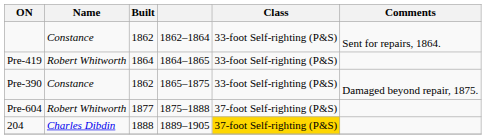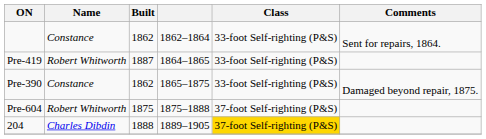(142, 60) 1864 -> (142, 60) 1887
(142, 108) 1877 -> (142, 108) 1875
